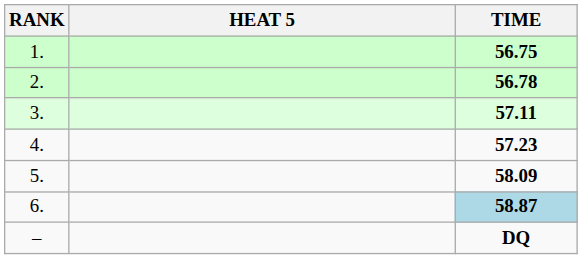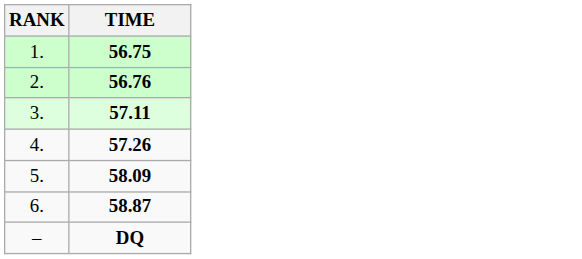- column: (262, 20)
(516, 82) 56.78 -> (130, 82) 56.76
(516, 144) 57.23 -> (130, 144) 57.26
(516, 207) lightblue background -> (130, 207) no background
